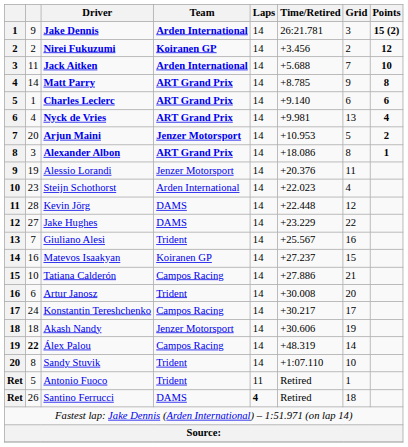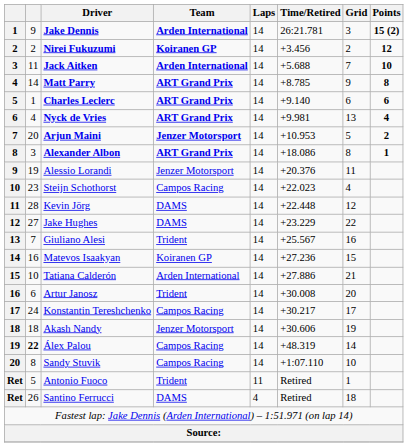(198, 187) Arden International -> (190, 187) Campos Racing
(298, 257) +27.237 -> (298, 257) +27.236
(190, 275) Campos Racing -> (198, 275) Arden International
(172, 362) Trident -> (190, 362) Campos Racing
(255, 397) bold -> (255, 397) normal
